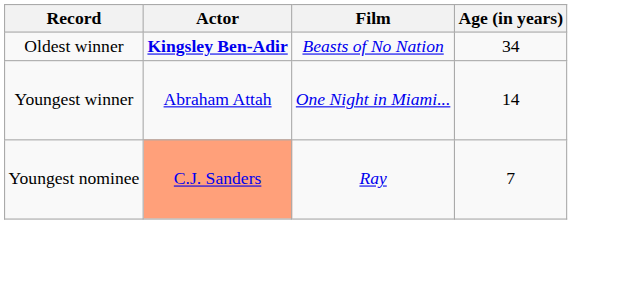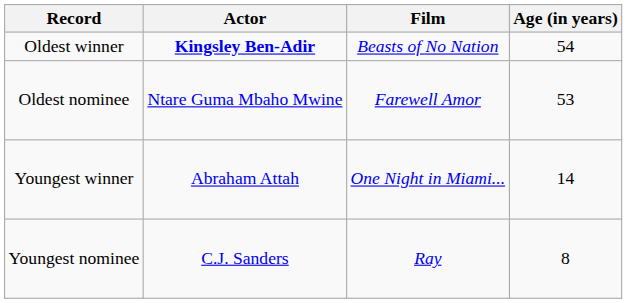(511, 46) 34 -> (565, 46) 54
+ row: (74, 99)
(218, 179) lightsalmon background -> (245, 258) no background
(511, 179) 7 -> (565, 258) 8
